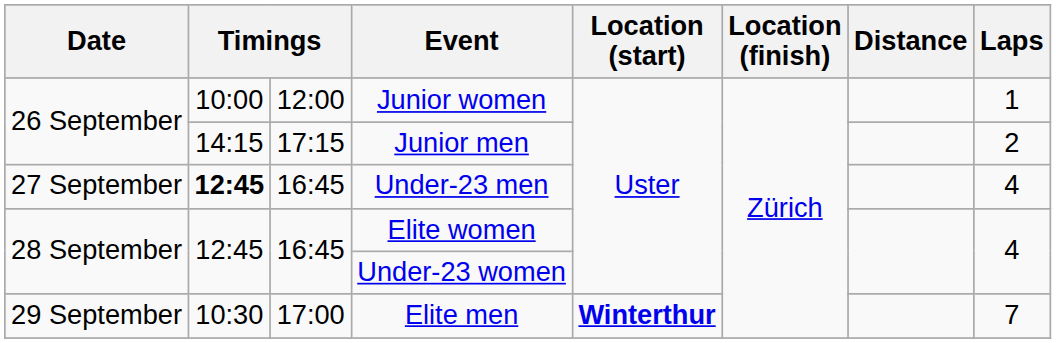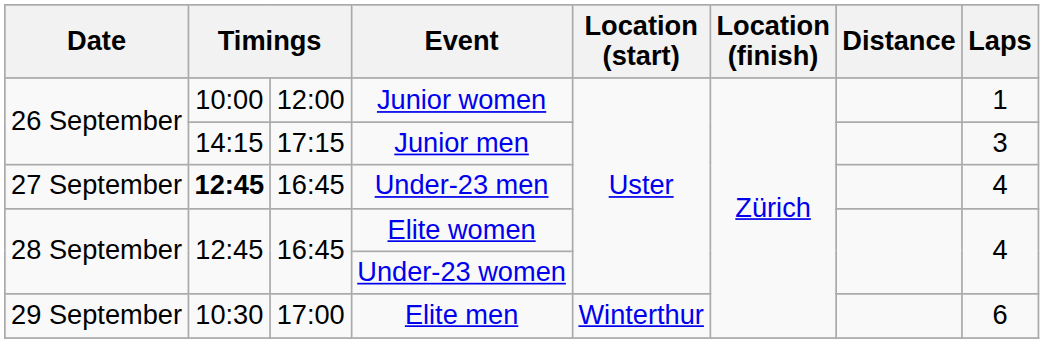(1012, 142) 2 -> (1000, 142) 3
(647, 315) bold -> (641, 315) normal
(1012, 315) 7 -> (1000, 315) 6
